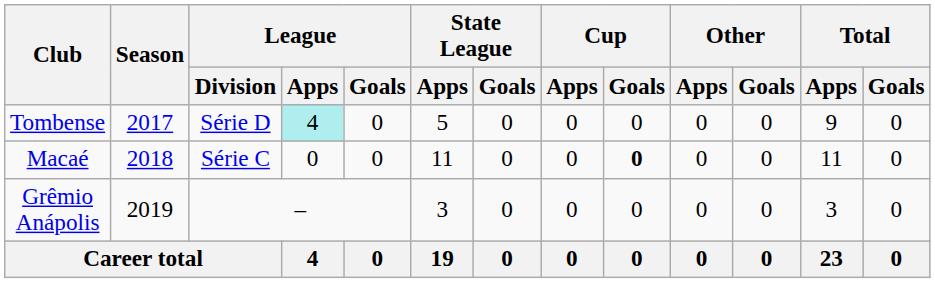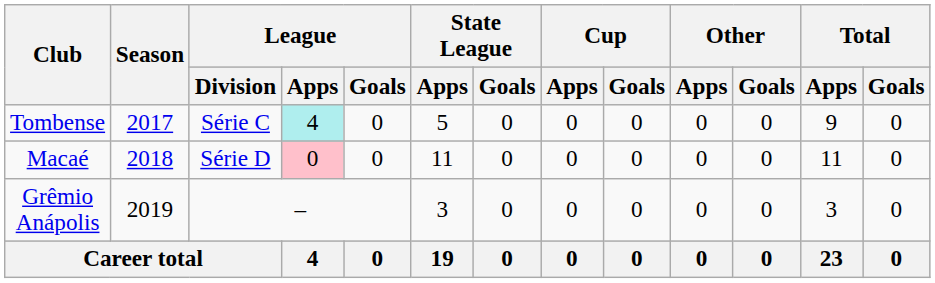(235, 122) Série D -> (235, 122) Série C
(235, 159) Série C -> (235, 159) Série D
(313, 159) no background -> (313, 159) pink background
(637, 159) bold -> (637, 159) normal
